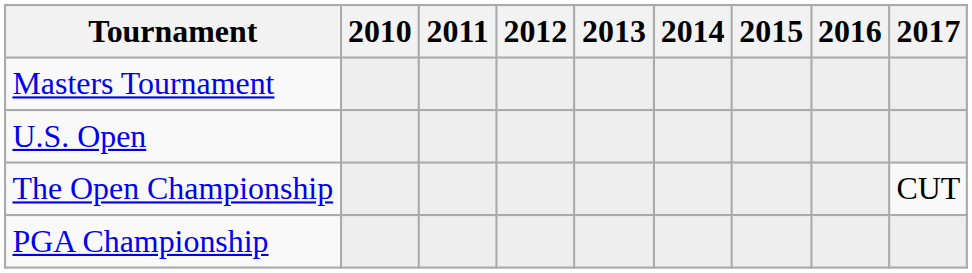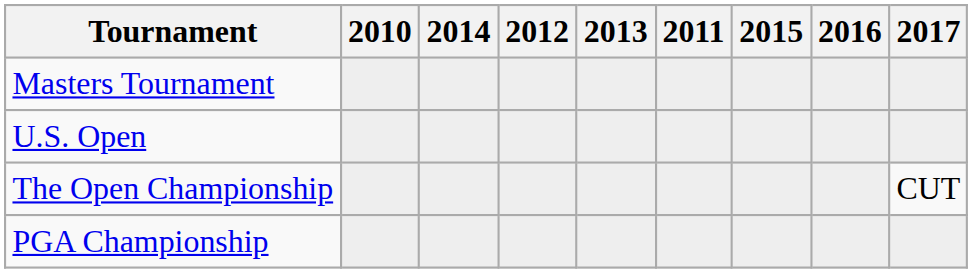columns swapped: (458, 31) <-> (693, 31)
